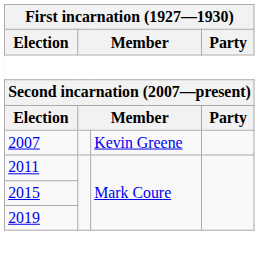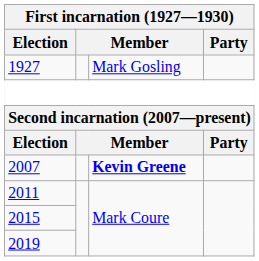+ row: (24, 67)
(138, 142) normal -> (139, 167) bold
